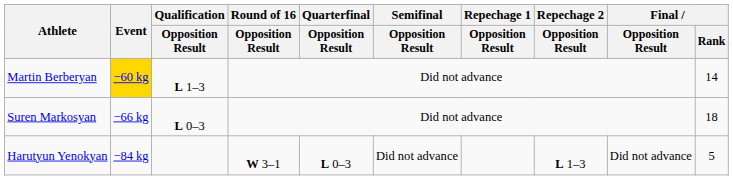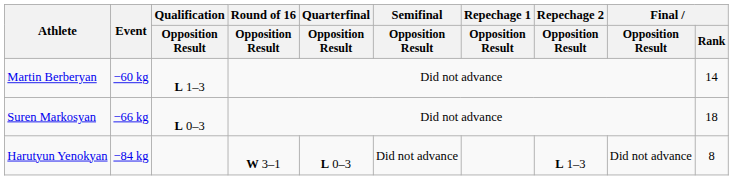(131, 78) gold background -> (131, 78) no background
(712, 155) 5 -> (712, 155) 8
